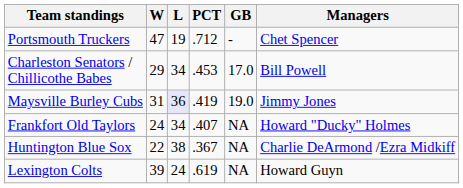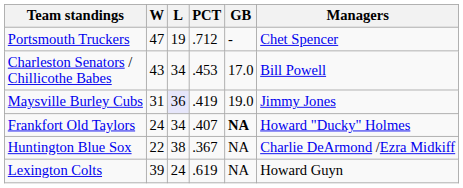(157, 70) 29 -> (157, 70) 43
(238, 124) normal -> (238, 124) bold
